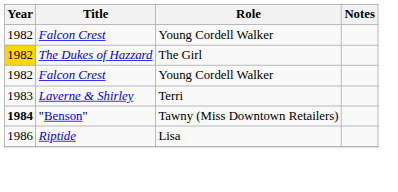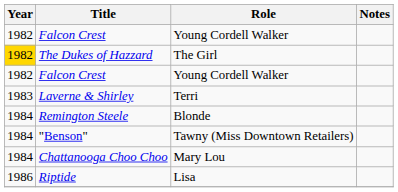+ row: (83, 116)
(20, 116) bold -> (20, 136) normal
+ row: (103, 156)
